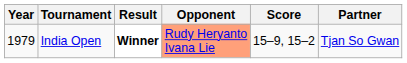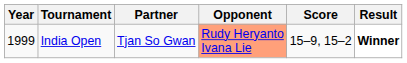columns swapped: (360, 15) <-> (138, 15)
(21, 41) 1979 -> (21, 41) 1999
